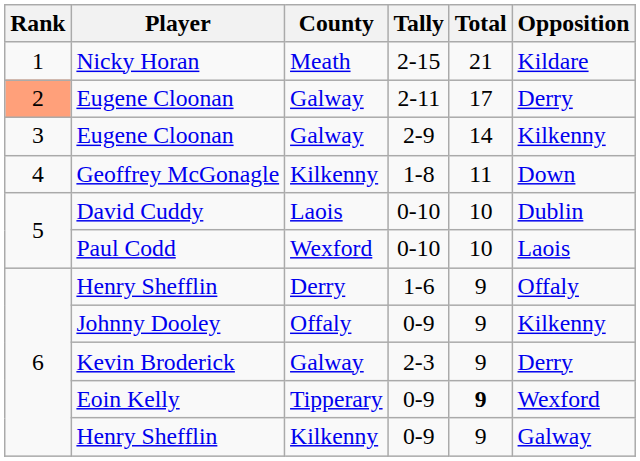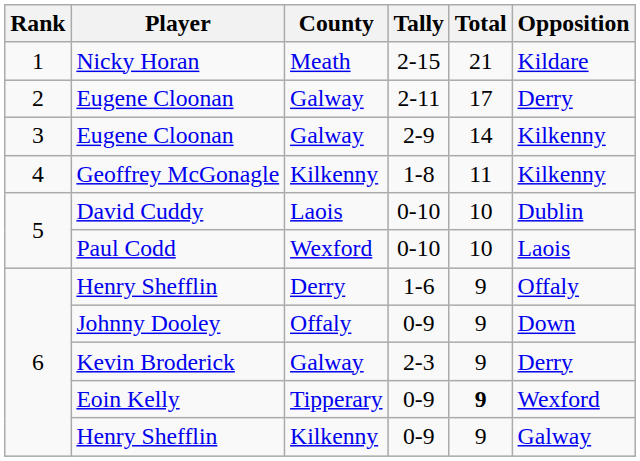(38, 98) lightsalmon background -> (38, 98) no background
(547, 173) Down -> (562, 173) Kilkenny
(562, 323) Kilkenny -> (547, 323) Down
